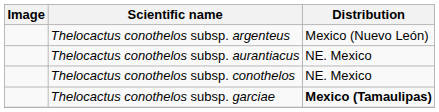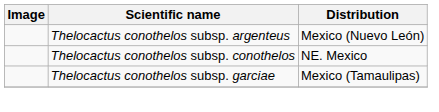- row: (175, 55)
(369, 96) bold -> (360, 76) normal
